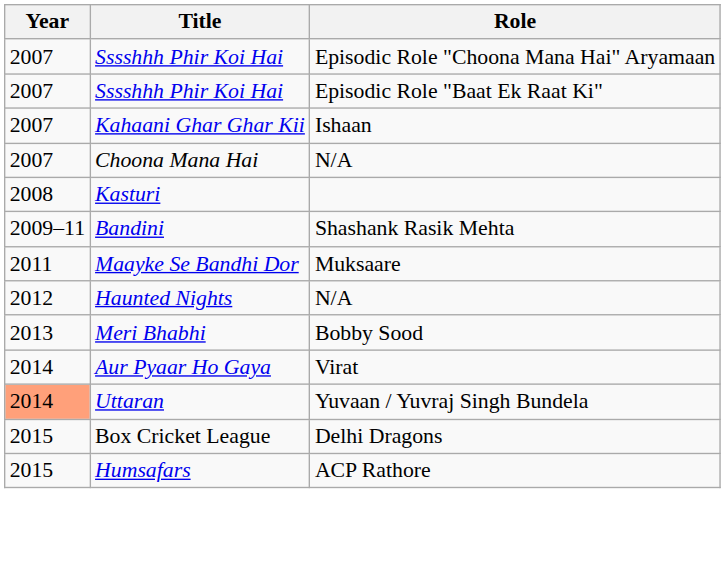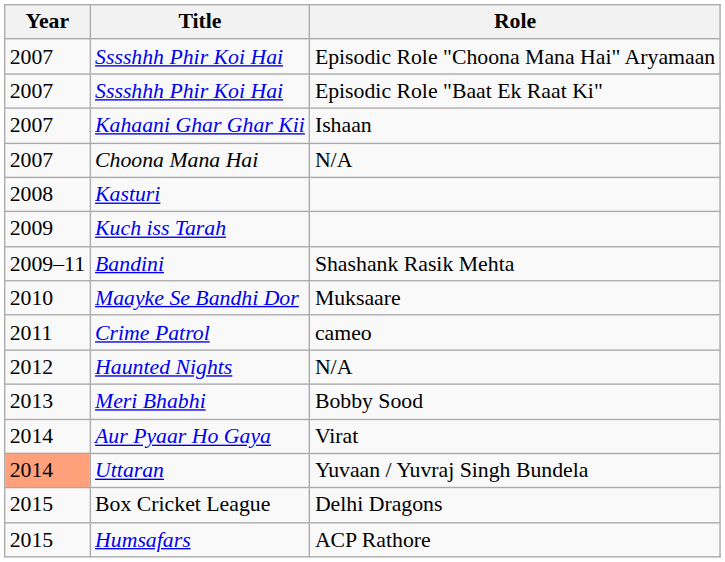+ row: (161, 228)
(31, 263) 2011 -> (31, 297) 2010
+ row: (152, 332)
